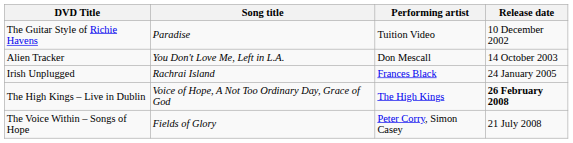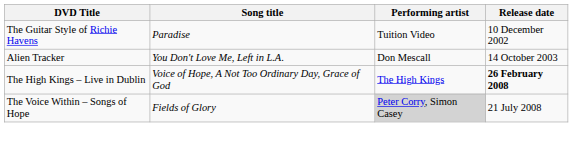- row: (41, 73)
(417, 124) no background -> (417, 107) lightgrey background
